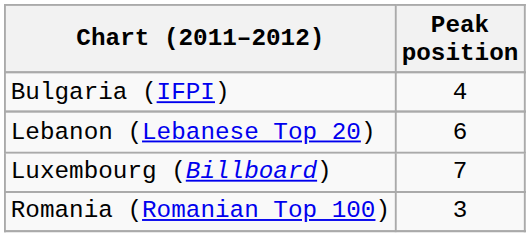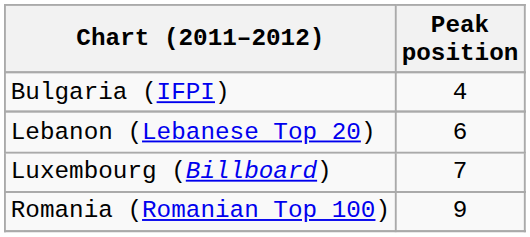(460, 211) 3 -> (460, 211) 9
